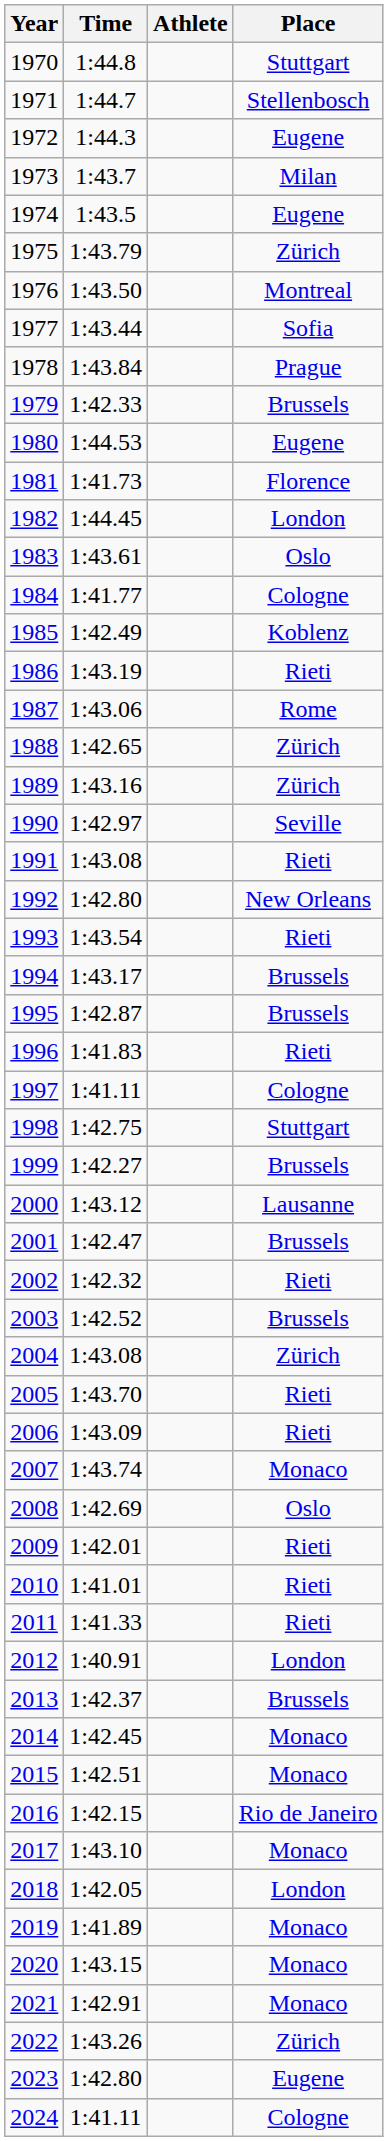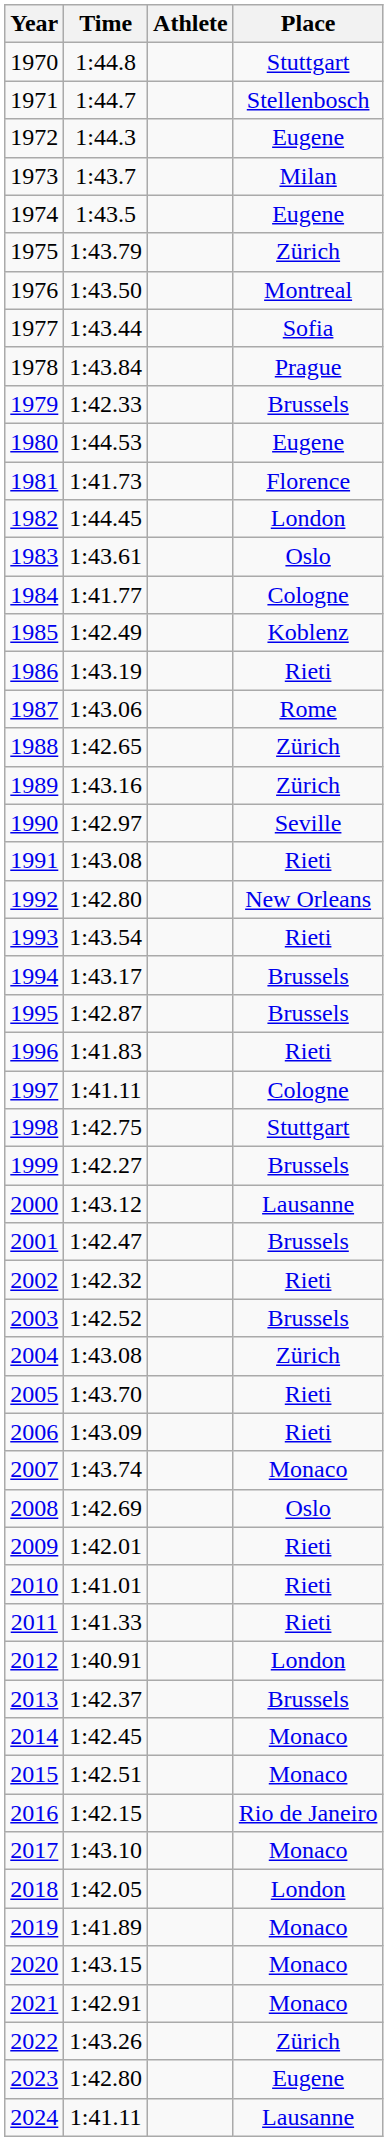(308, 2116) Cologne -> (308, 2116) Lausanne
